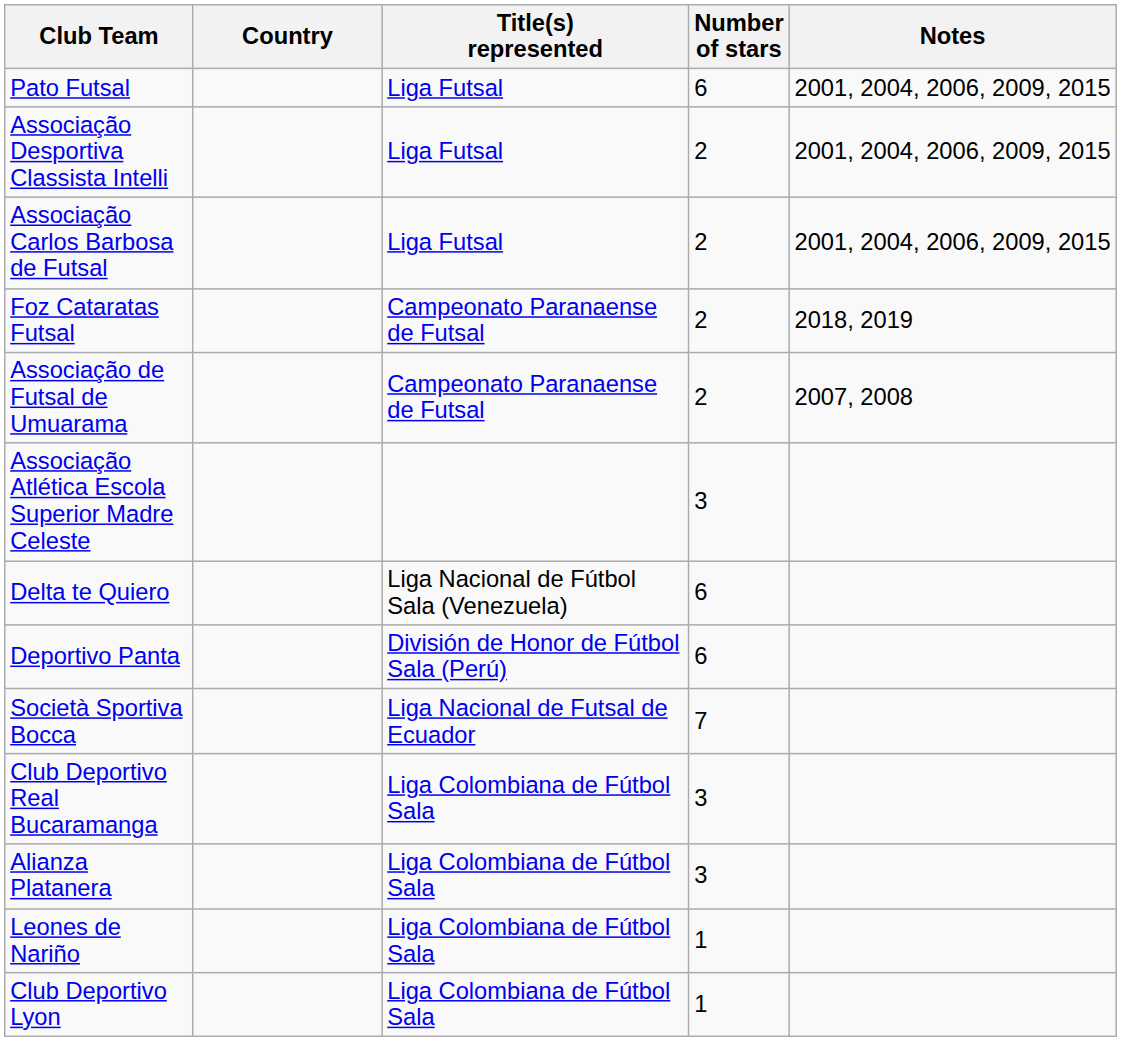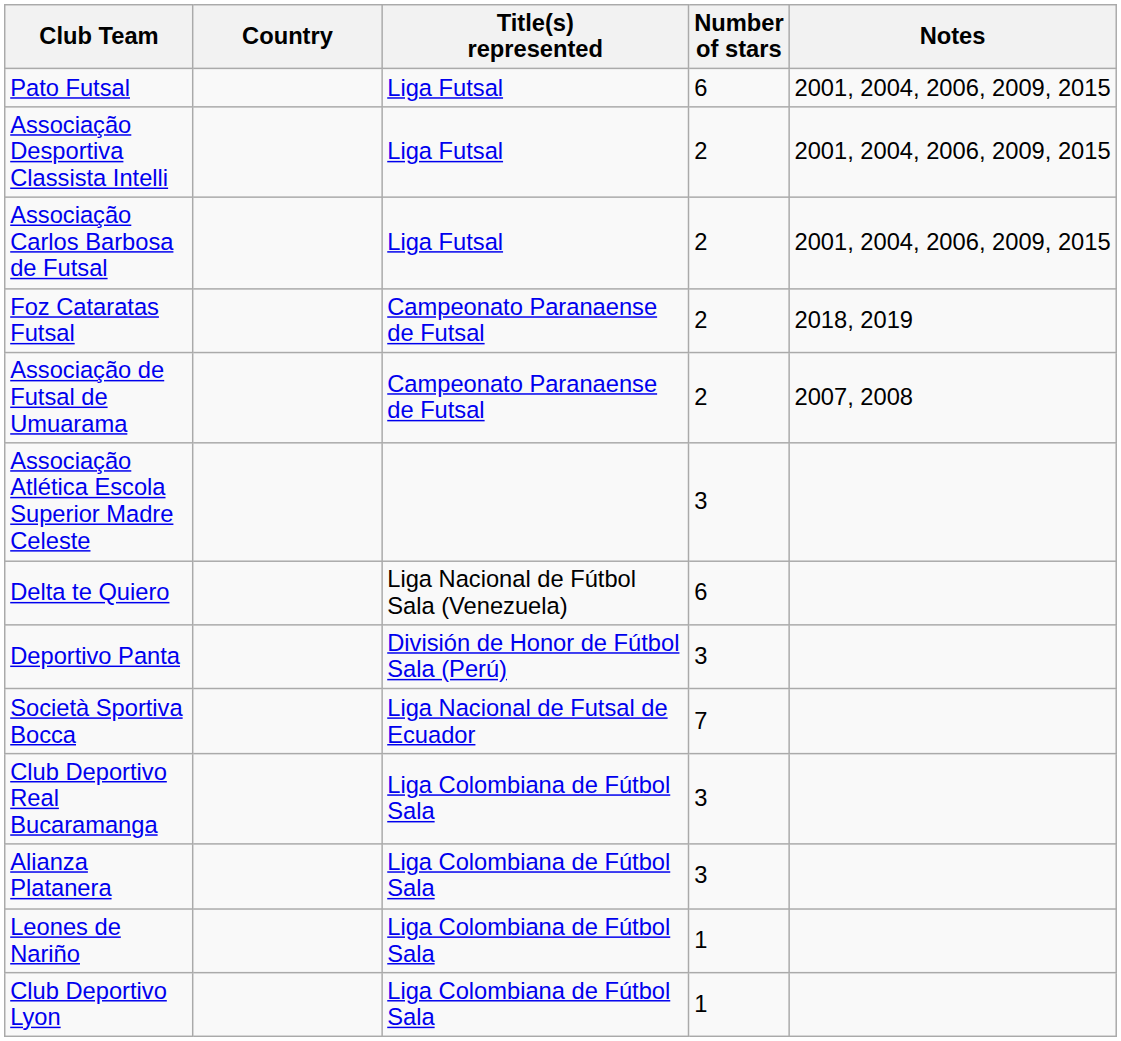(701, 656) 6 -> (701, 656) 3
